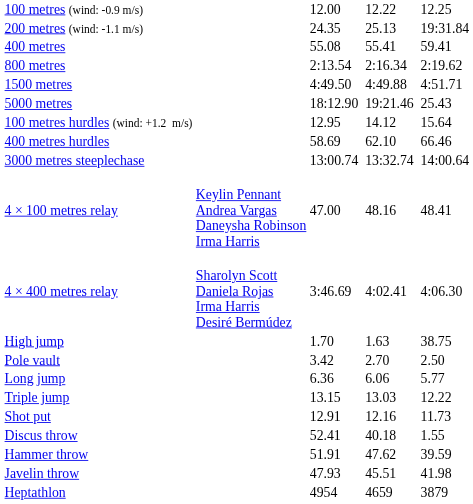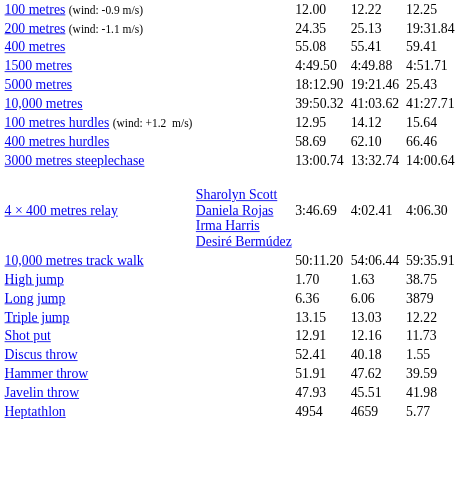- row: (35, 66)
+ row: (44, 103)
- row: (61, 210)
+ row: (74, 260)
- row: (32, 360)
(433, 379) 5.77 -> (420, 298) 3879
(434, 492) 3879 -> (418, 411) 5.77
